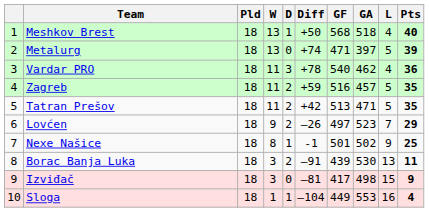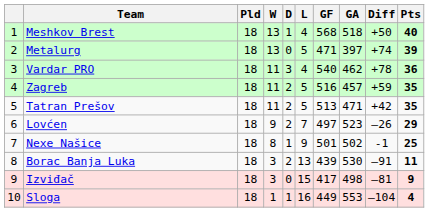columns swapped: (388, 14) <-> (311, 14)
